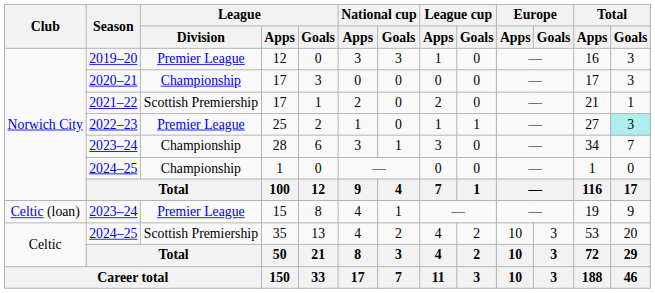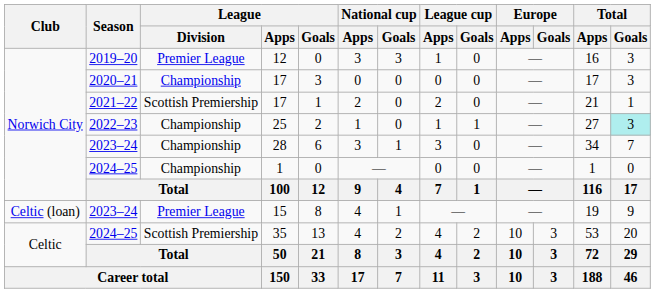(201, 124) Premier League -> (201, 124) Championship
